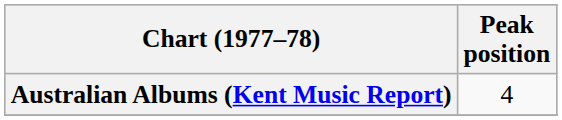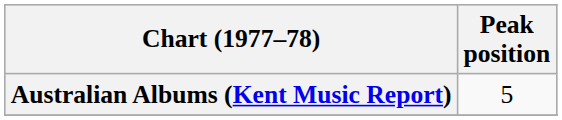(507, 94) 4 -> (507, 94) 5
